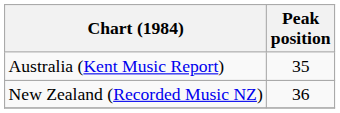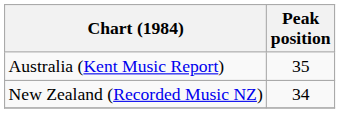(301, 94) 36 -> (301, 94) 34
